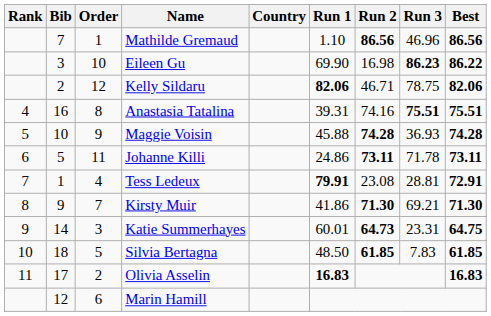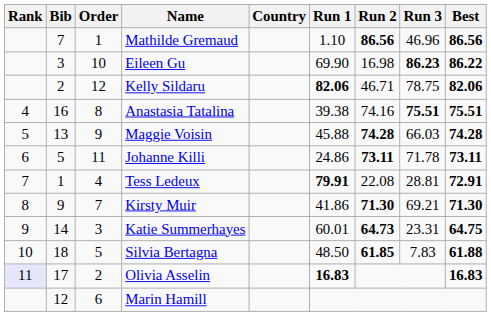(332, 110) 39.31 -> (332, 110) 39.38
(61, 134) 10 -> (61, 134) 13
(423, 134) 36.93 -> (423, 134) 66.03
(377, 181) 23.08 -> (377, 181) 22.08
(466, 252) 61.85 -> (466, 252) 61.88
(25, 275) no background -> (25, 275) lavender background
